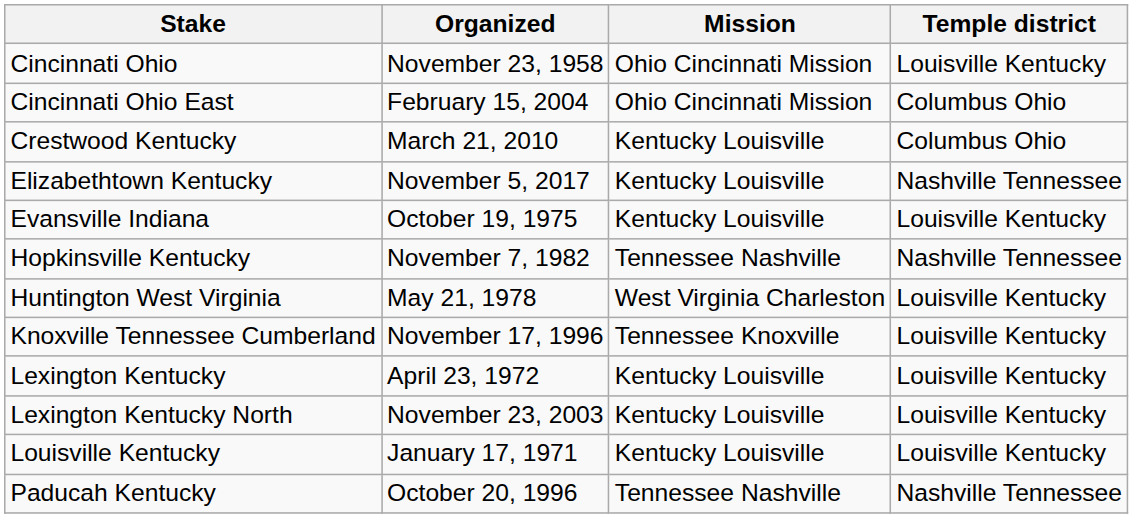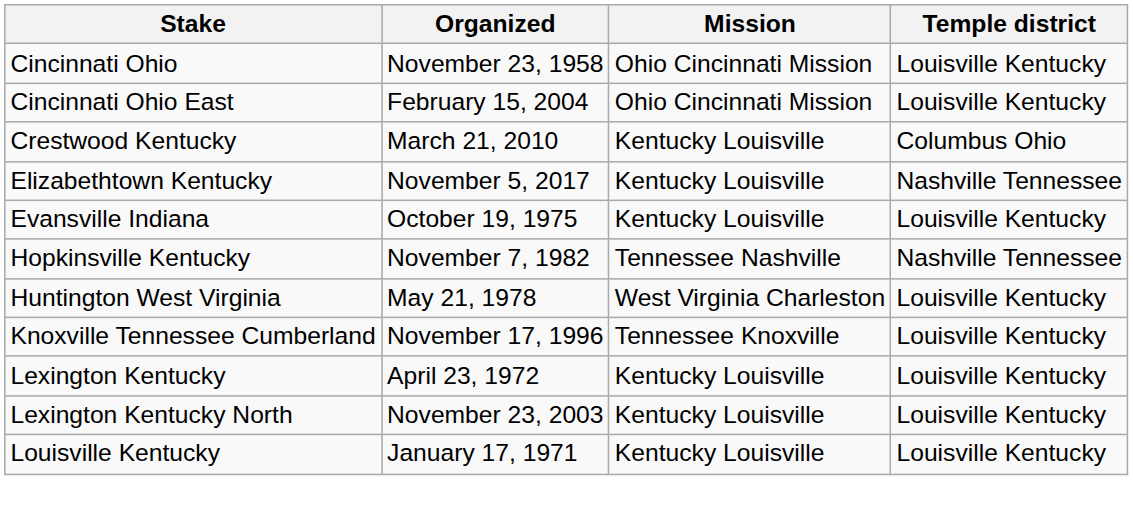(981, 102) Columbus Ohio -> (1001, 102) Louisville Kentucky
- row: (113, 492)
